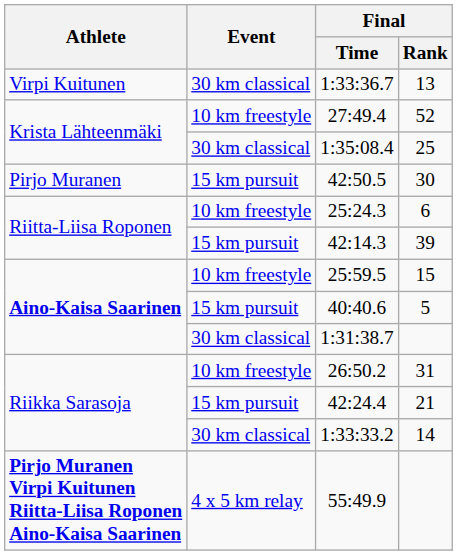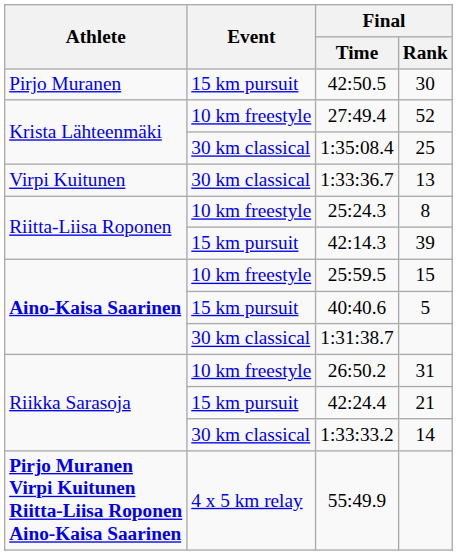rows swapped: (357, 84) <-> (357, 179)
(425, 211) 6 -> (425, 211) 8
